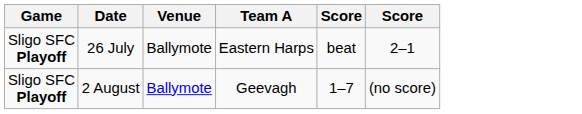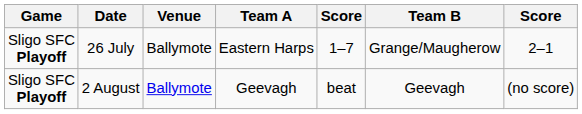+ column: (435, 16)
(341, 48) beat -> (341, 48) 1–7
(341, 88) 1–7 -> (341, 88) beat
